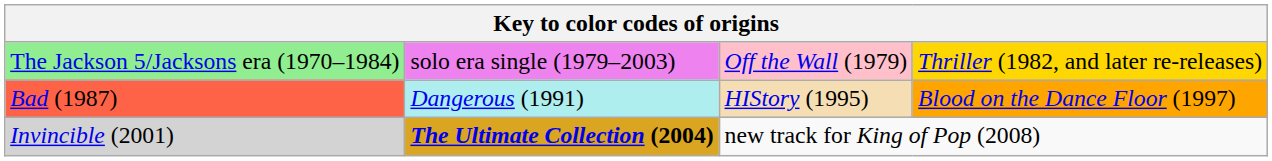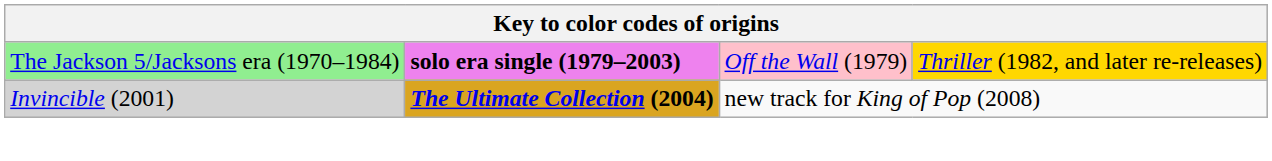(543, 60) normal -> (546, 60) bold
- row: (64, 98)
